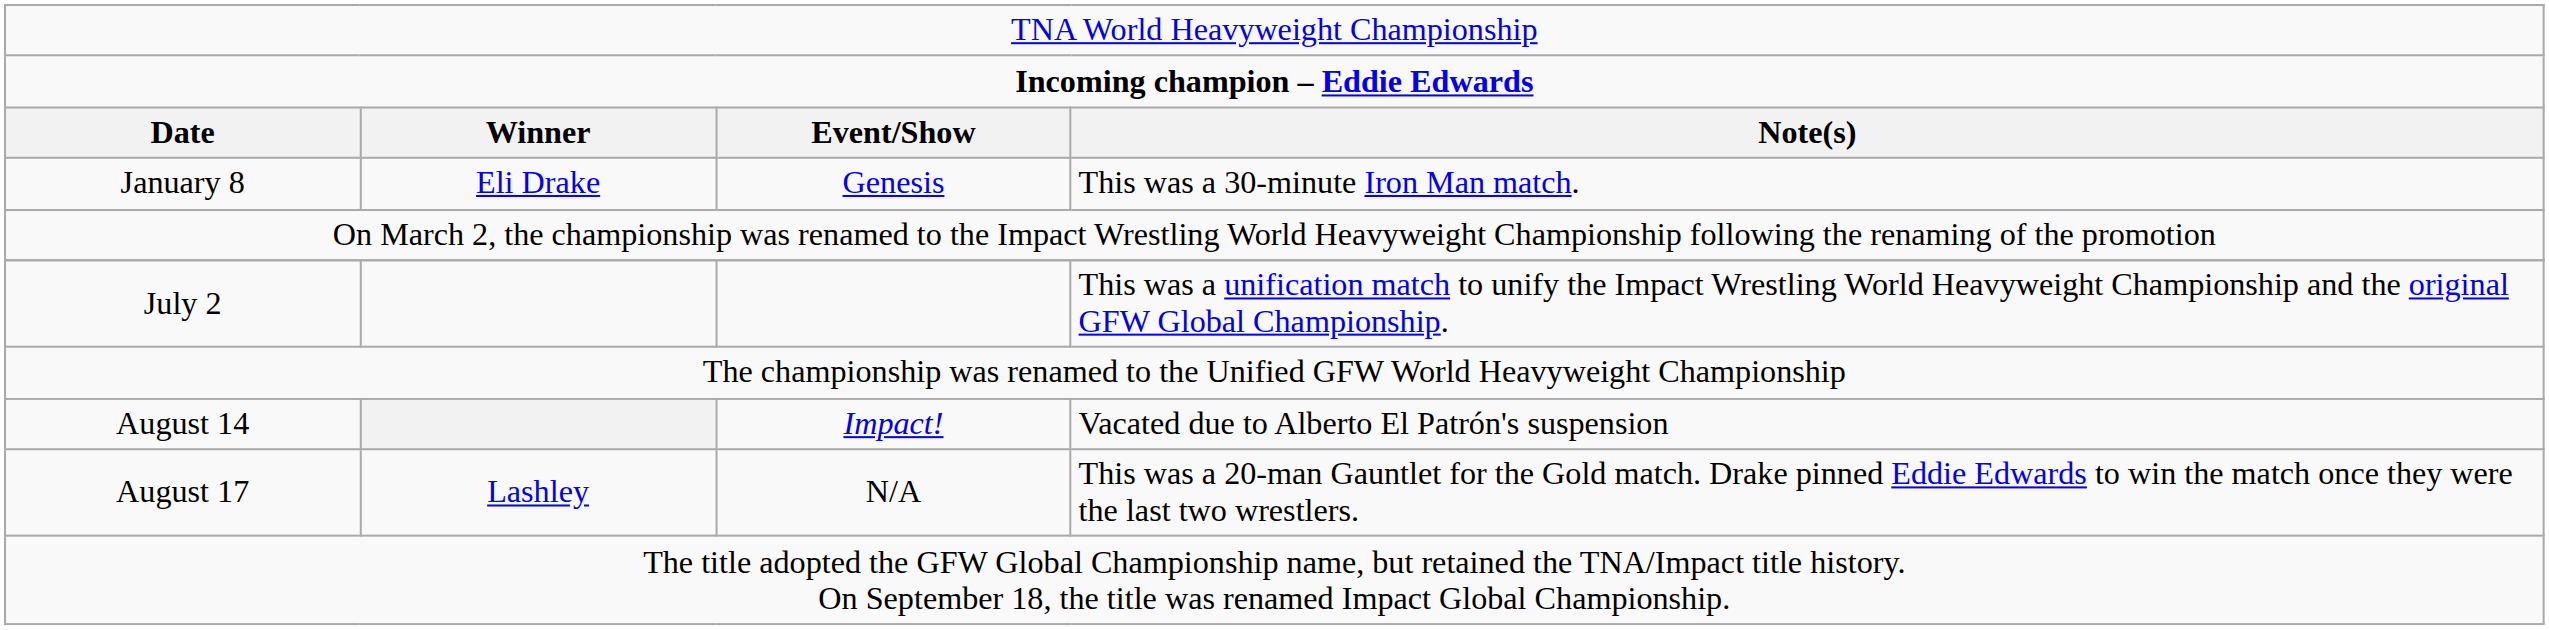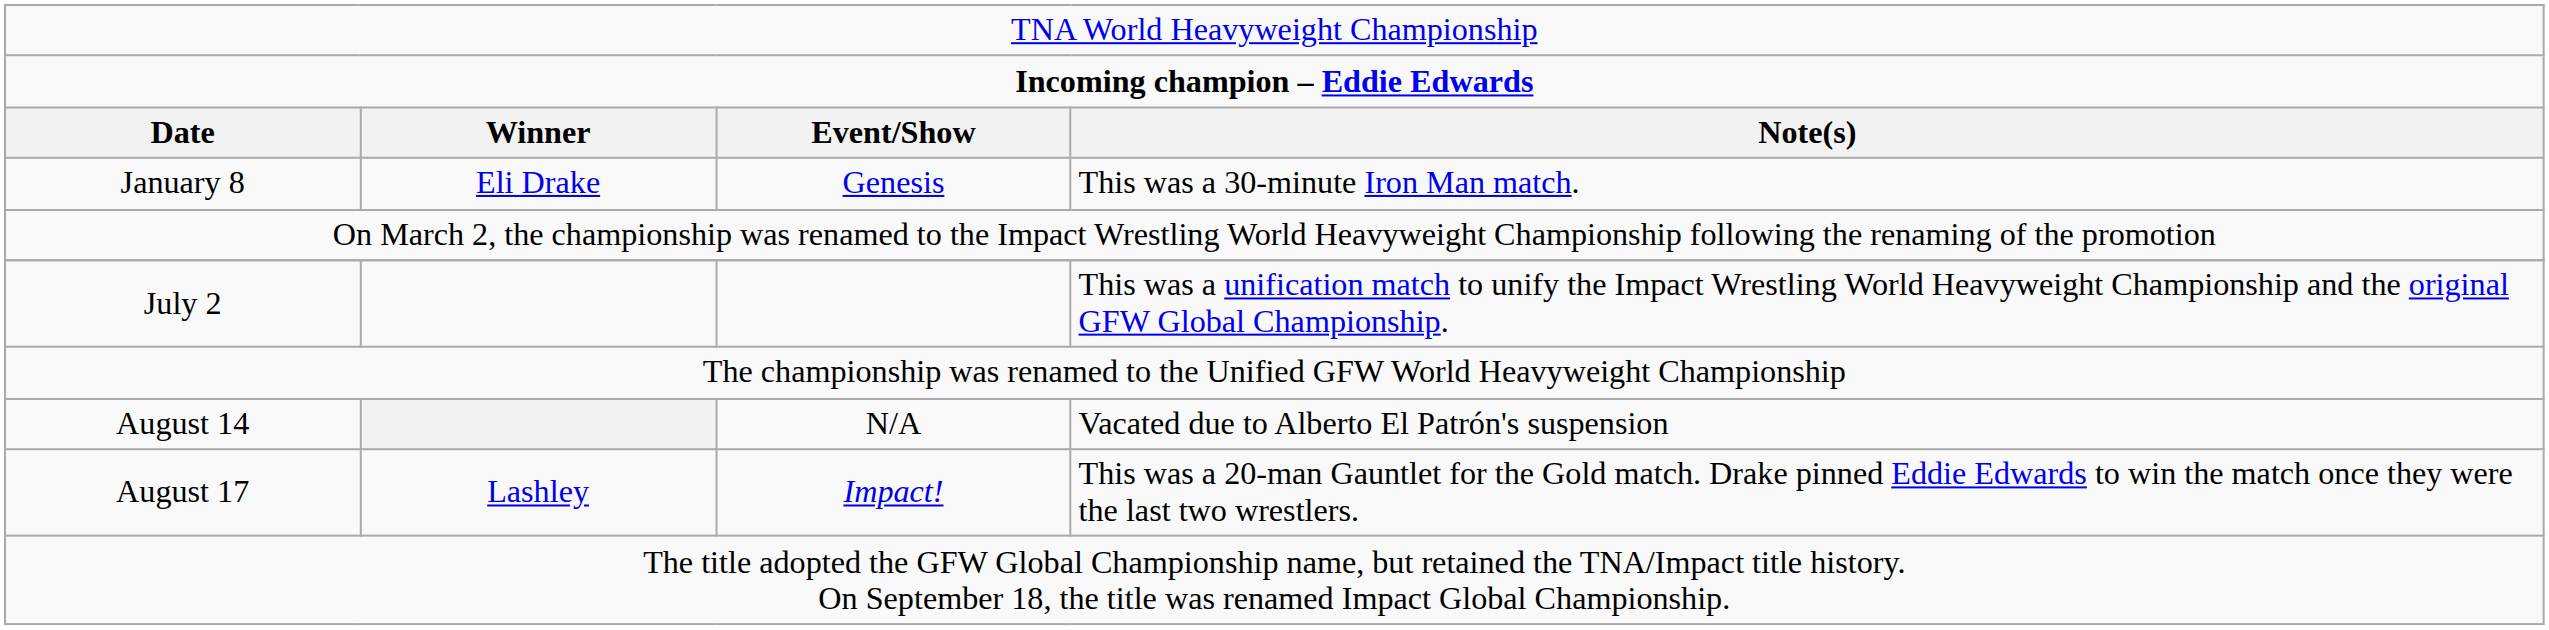(893, 423) Impact! -> (893, 423) N/A
(893, 492) N/A -> (893, 492) Impact!
